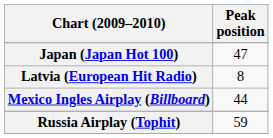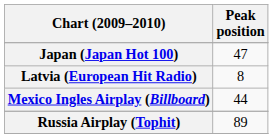(241, 122) 59 -> (241, 122) 89
